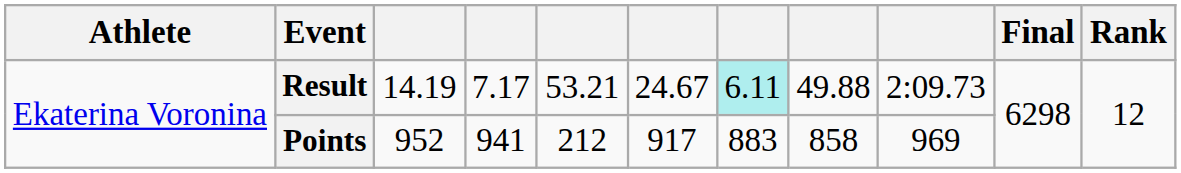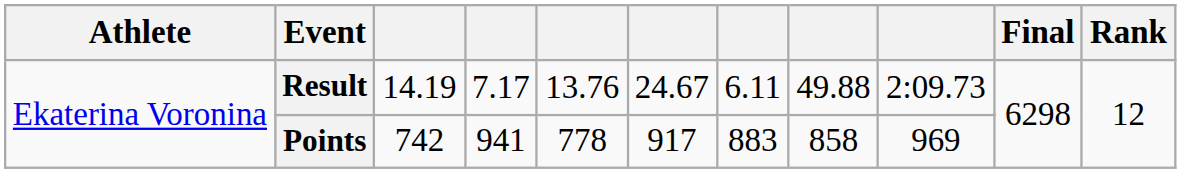(582, 86) 53.21 -> (582, 86) 13.76
(753, 86) paleturquoise background -> (753, 86) no background
(419, 140) 952 -> (419, 140) 742
(582, 140) 212 -> (582, 140) 778
